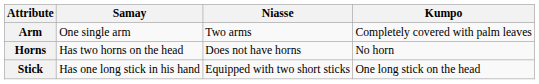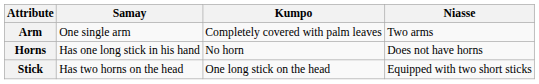columns swapped: (278, 13) <-> (444, 13)
(121, 50) Has two horns on the head -> (130, 50) Has one long stick in his hand
(130, 69) Has one long stick in his hand -> (121, 69) Has two horns on the head
